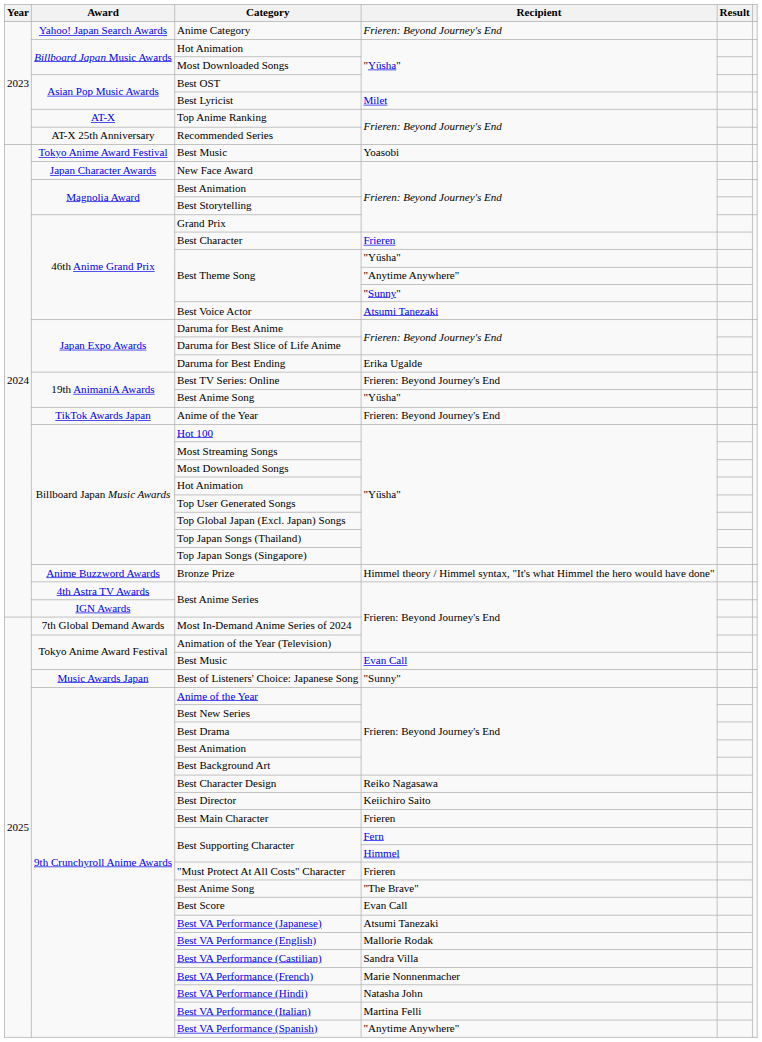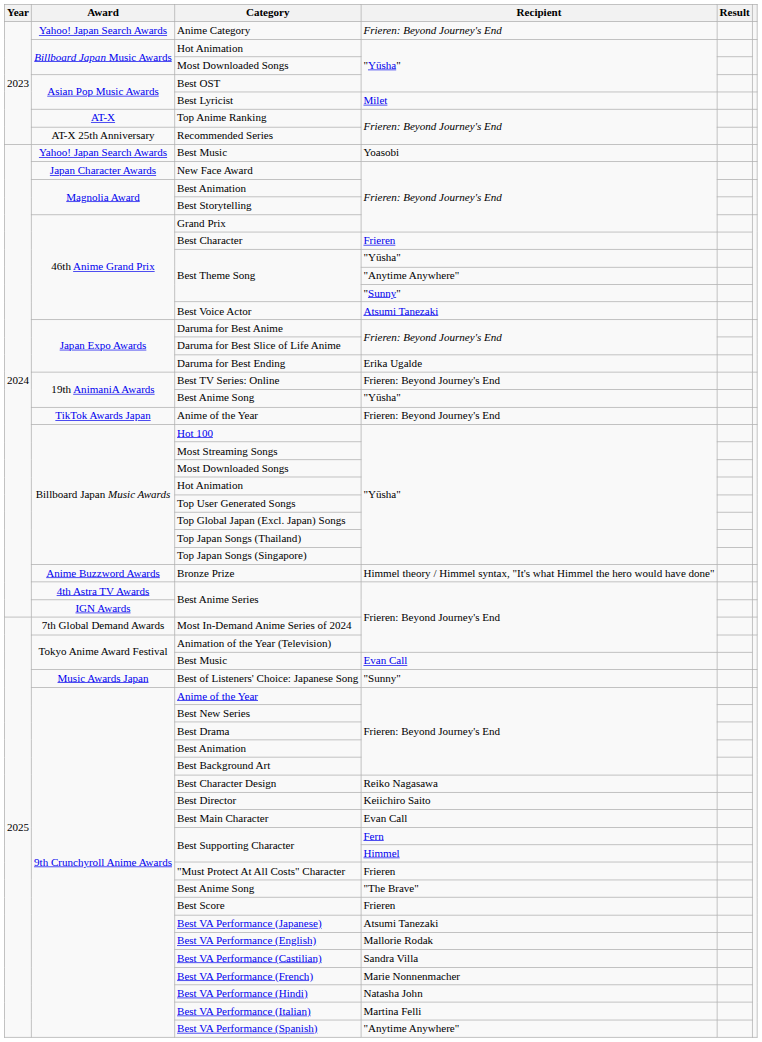(103, 153) Tokyo Anime Award Festival -> (103, 153) Yahoo! Japan Search Awards
(379, 818) Frieren -> (385, 818) Evan Call
(385, 906) Evan Call -> (379, 906) Frieren
